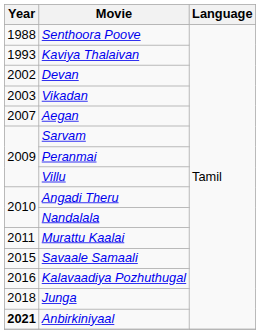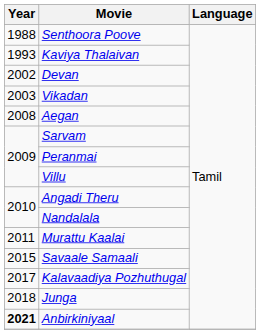(22, 116) 2007 -> (22, 116) 2008
(22, 278) 2016 -> (22, 278) 2017
